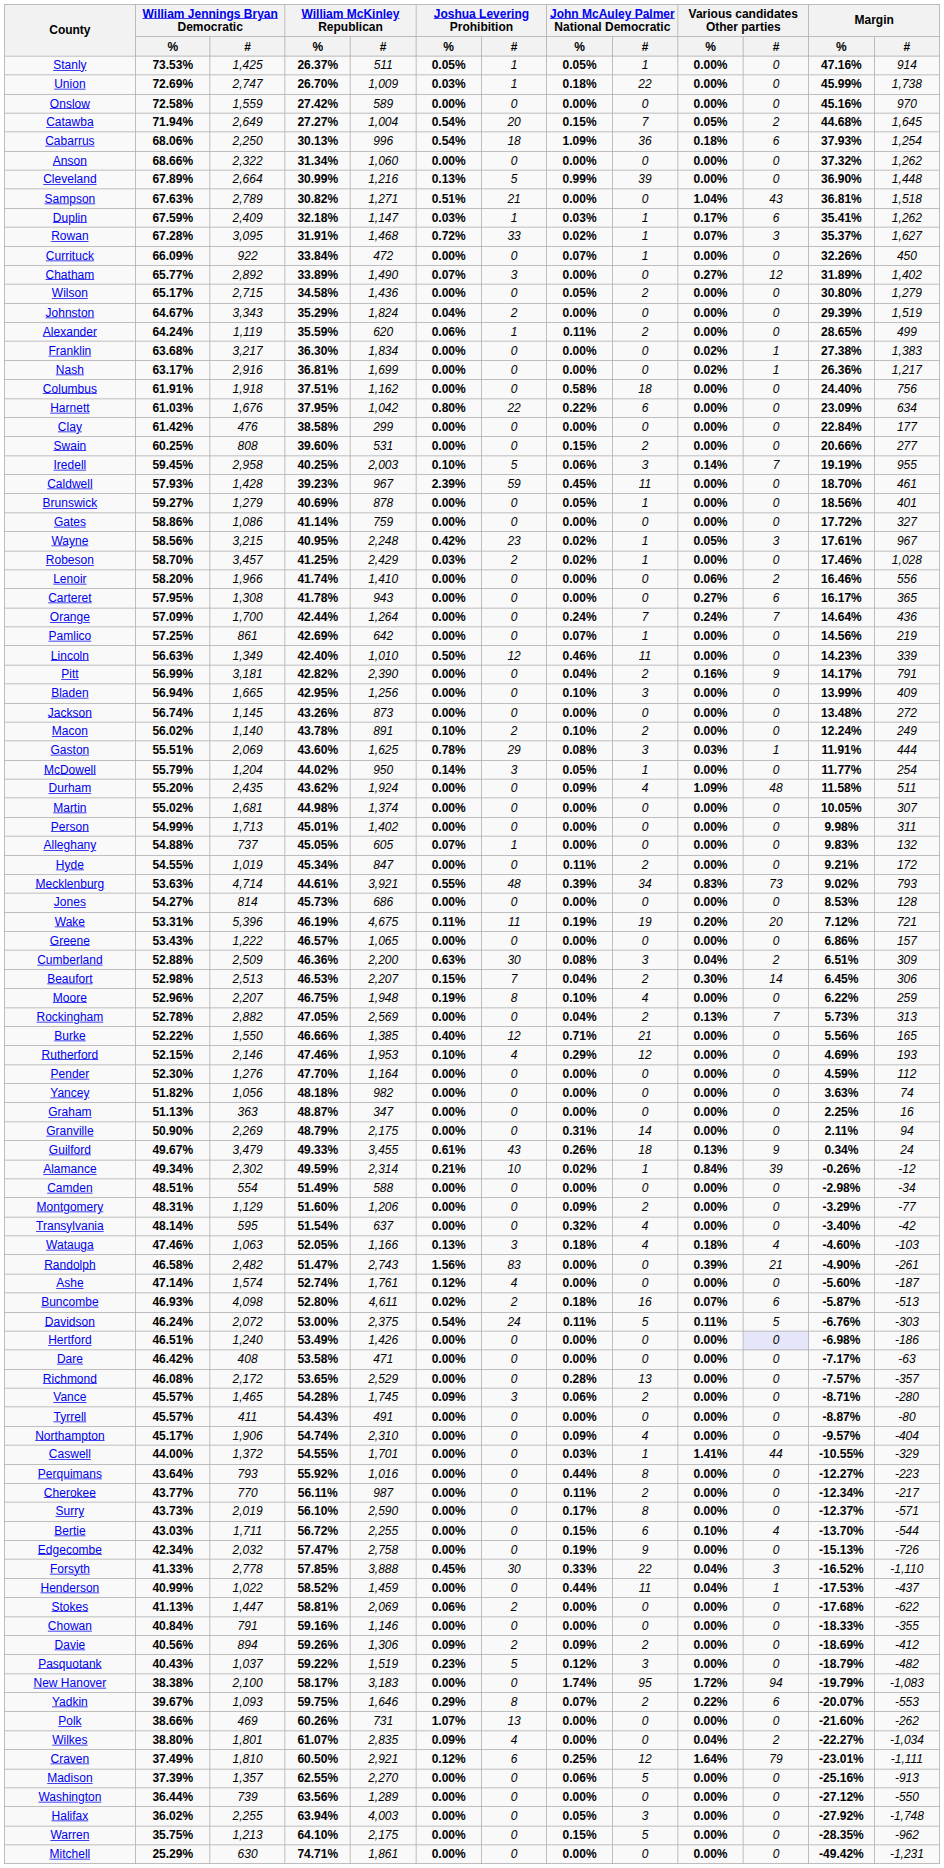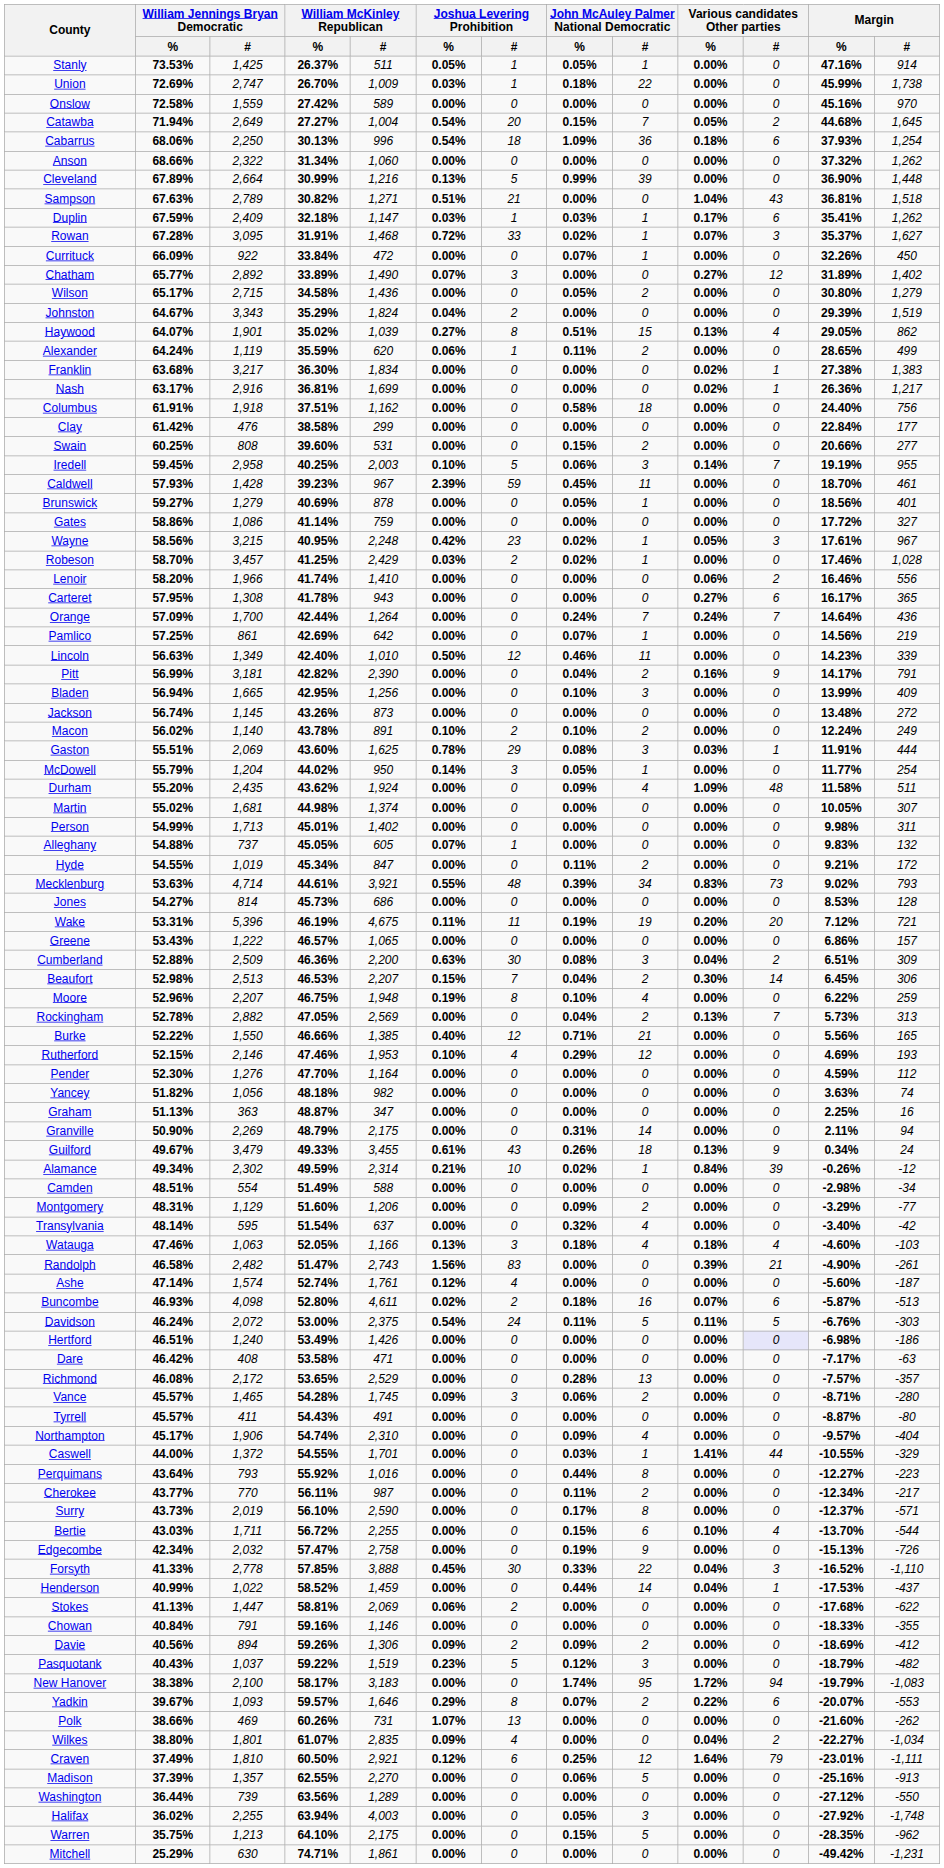+ row: (70, 332)
- row: (70, 408)
(645, 1588) 11 -> (645, 1588) 14
(318, 1702) 59.75% -> (318, 1702) 59.57%
